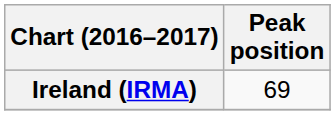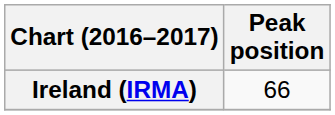(277, 89) 69 -> (277, 89) 66
